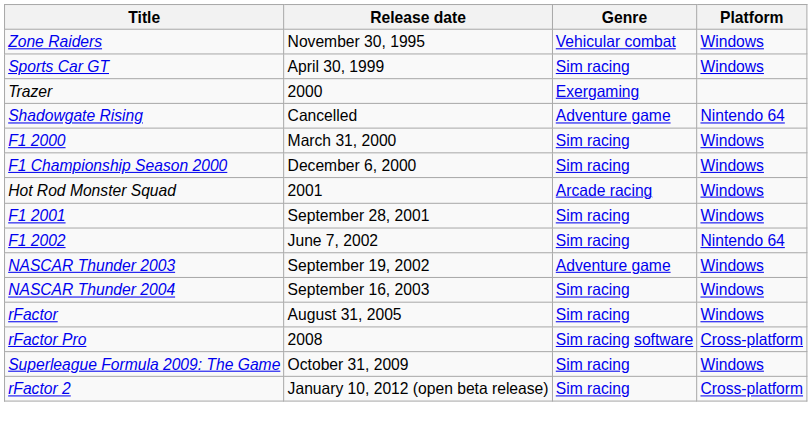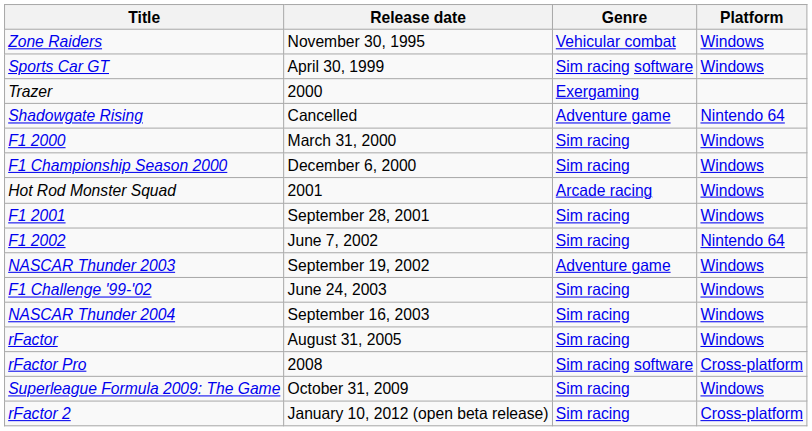(593, 67) Sim racing -> (624, 67) Sim racing software
+ row: (80, 290)
